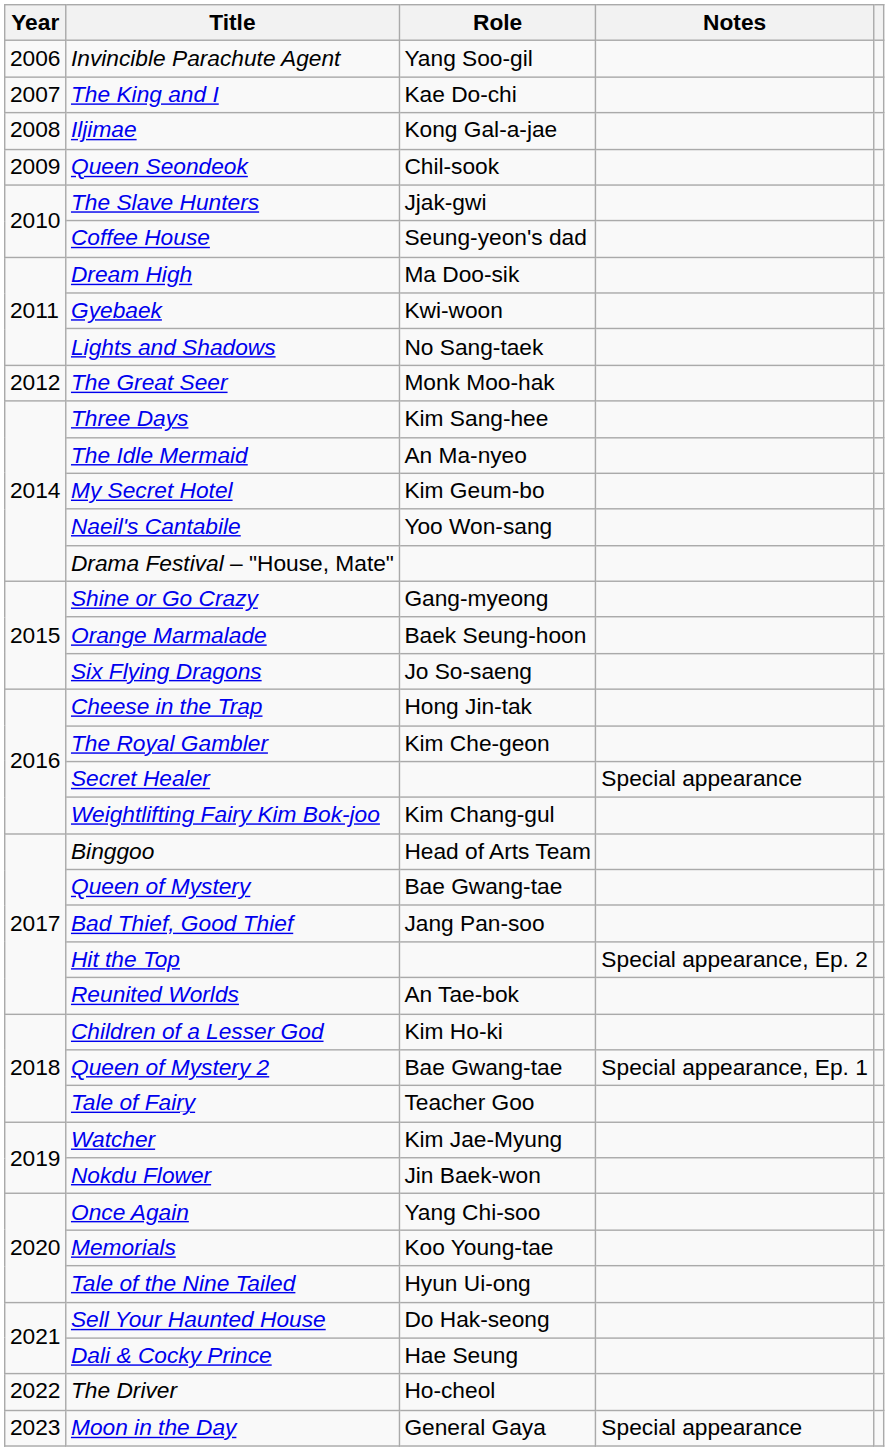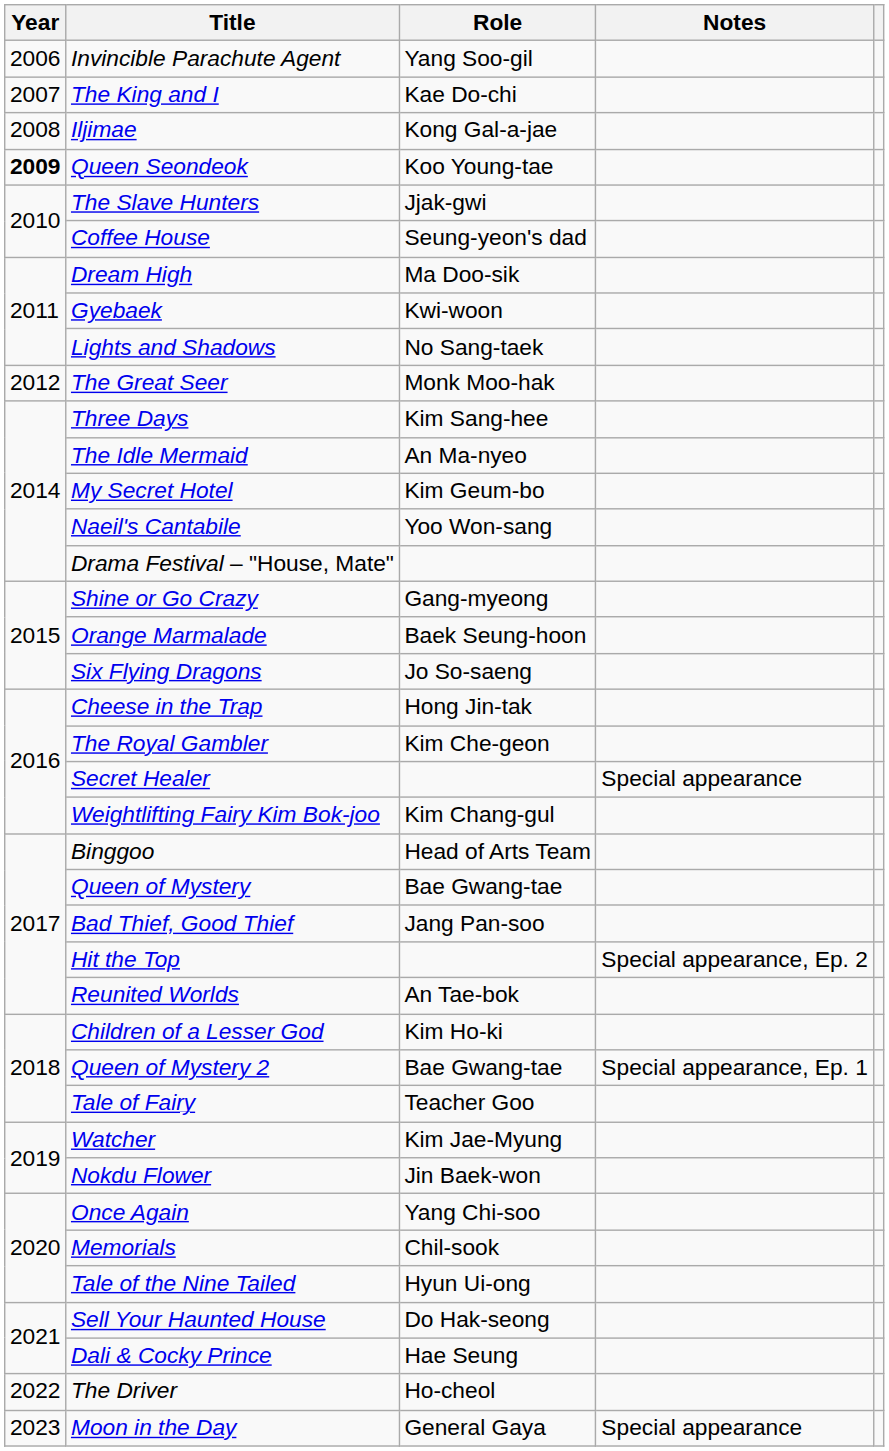(35, 166) normal -> (35, 166) bold
(452, 166) Chil-sook -> (479, 166) Koo Young-tae
(479, 1247) Koo Young-tae -> (452, 1247) Chil-sook
